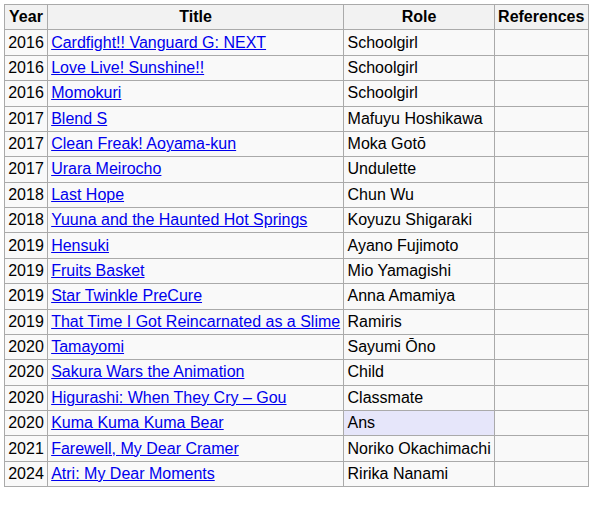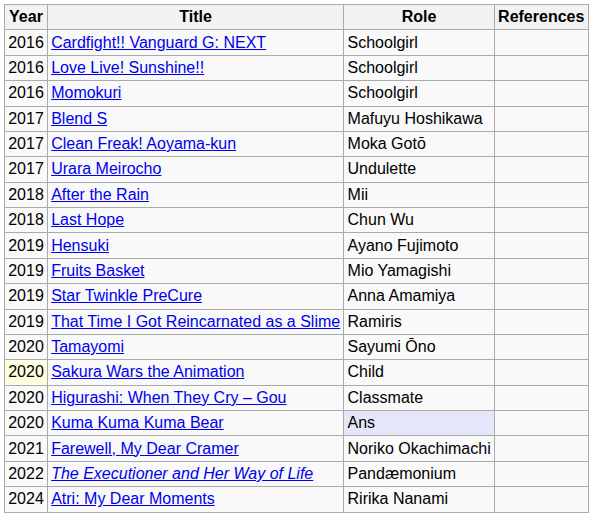+ row: (100, 194)
- row: (179, 220)
(26, 372) no background -> (26, 372) lightyellow background
+ row: (182, 473)
